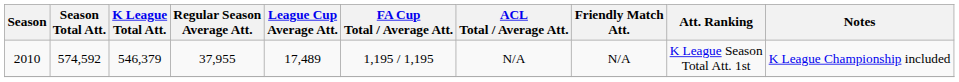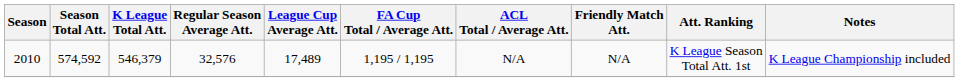(217, 58) 37,955 -> (217, 58) 32,576
